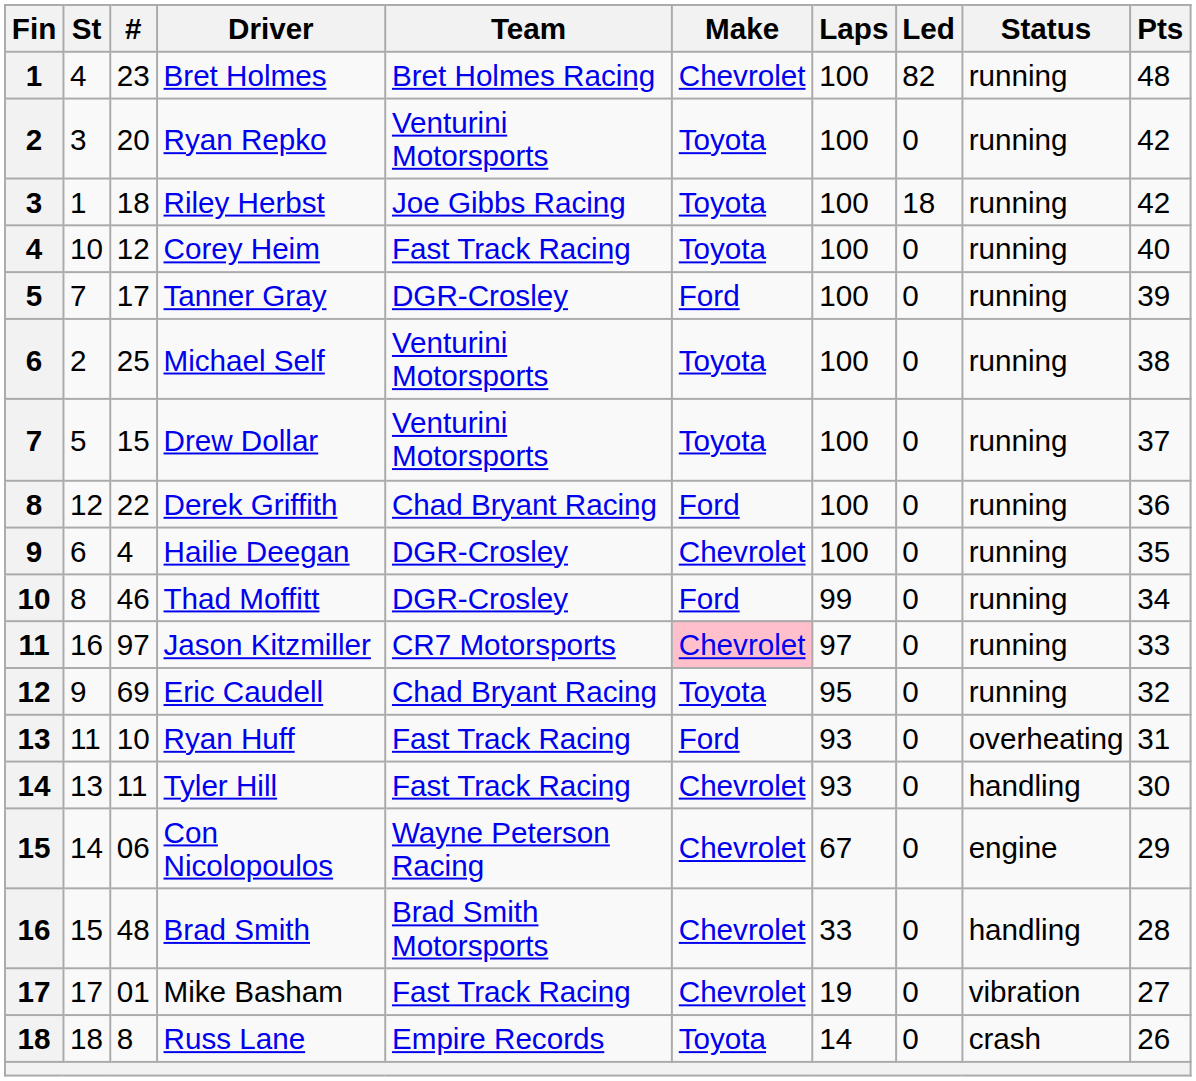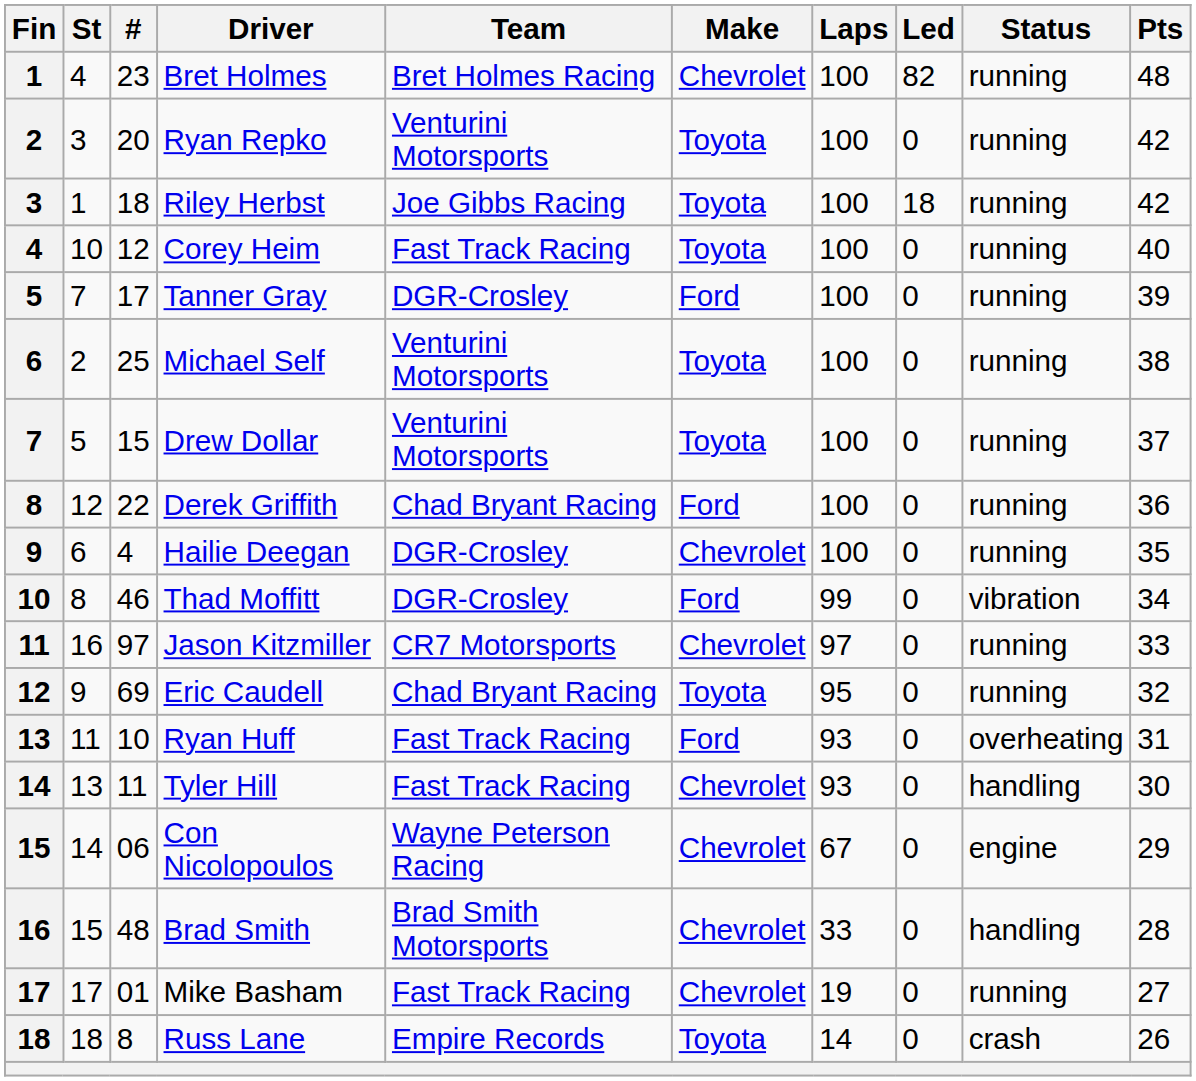(1018, 597) running -> (1025, 597) vibration
(742, 644) pink background -> (742, 644) no background
(1025, 992) vibration -> (1018, 992) running
